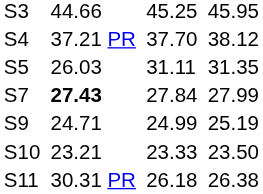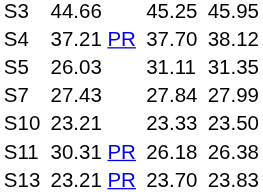(76, 95) bold -> (76, 95) normal
- row: (16, 123)
+ row: (22, 180)
